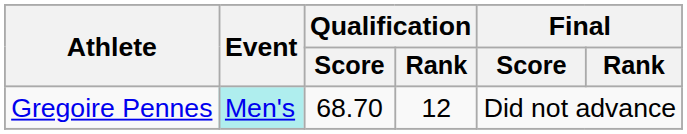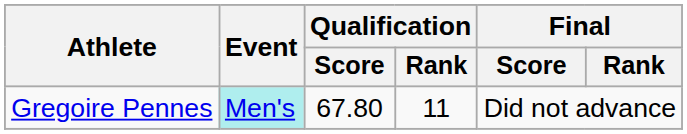(349, 108) 68.70 -> (349, 108) 67.80
(436, 108) 12 -> (436, 108) 11
